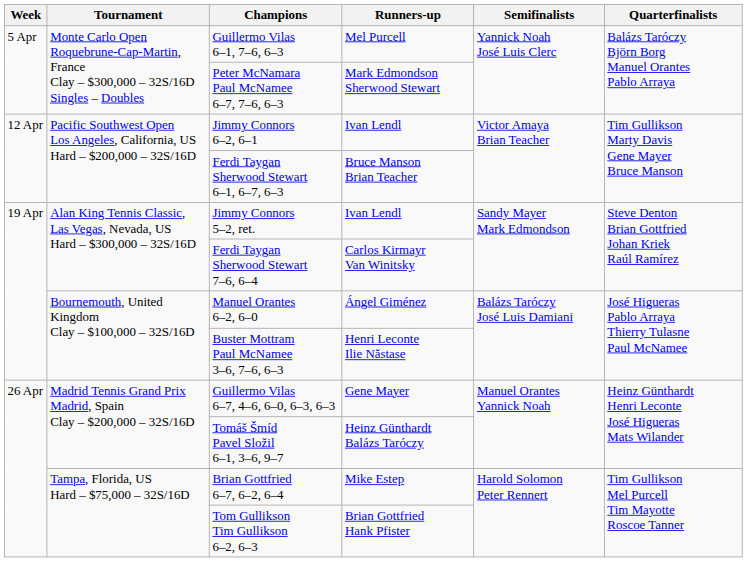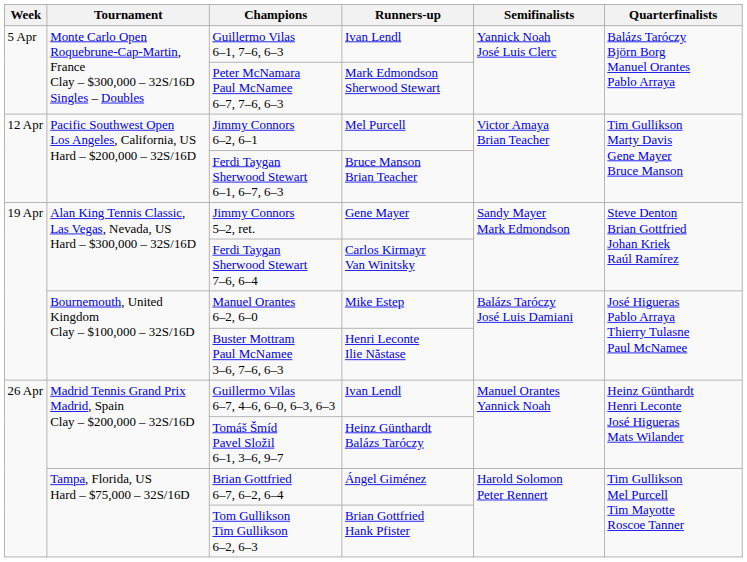(375, 36) Mel Purcell -> (373, 36) Ivan Lendl
(373, 125) Ivan Lendl -> (375, 125) Mel Purcell
(373, 213) Ivan Lendl -> (377, 213) Gene Mayer
(386, 302) Ángel Giménez -> (375, 302) Mike Estep
(377, 390) Gene Mayer -> (373, 390) Ivan Lendl
(375, 479) Mike Estep -> (386, 479) Ángel Giménez
